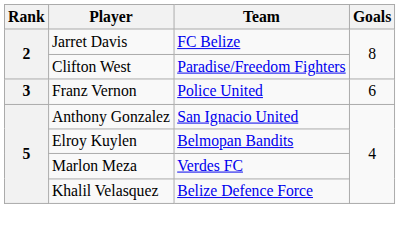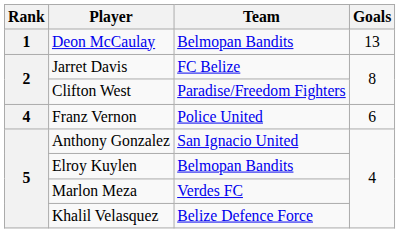+ row: (104, 41)
(26, 91) 3 -> (26, 116) 4
